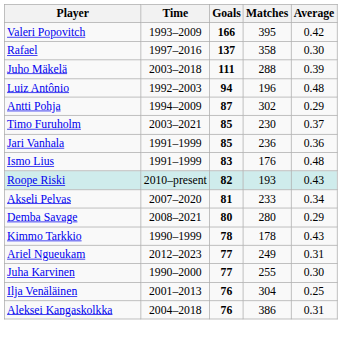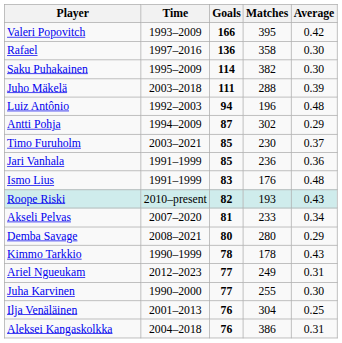(226, 50) 137 -> (226, 50) 136
+ row: (47, 69)
